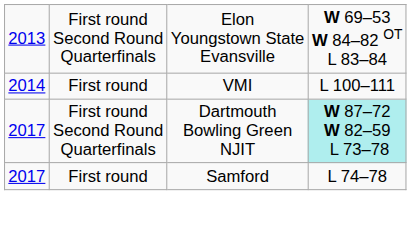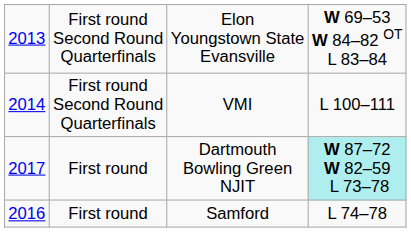(108, 86) First round -> (108, 104) First round Second Round Quarterfinals
(108, 131) First round Second Round Quarterfinals -> (108, 168) First round
(27, 176) 2017 -> (27, 213) 2016
